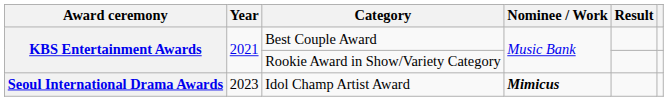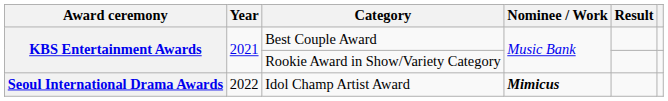(244, 84) 2023 -> (244, 84) 2022
